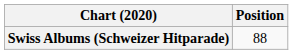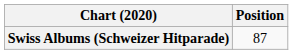(260, 37) 88 -> (260, 37) 87
